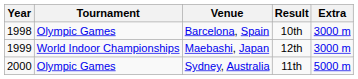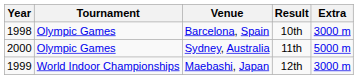rows swapped: (227, 48) <-> (227, 66)
